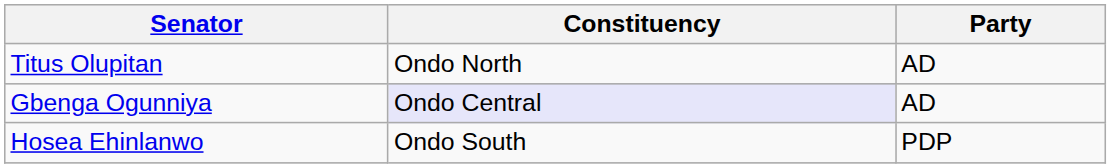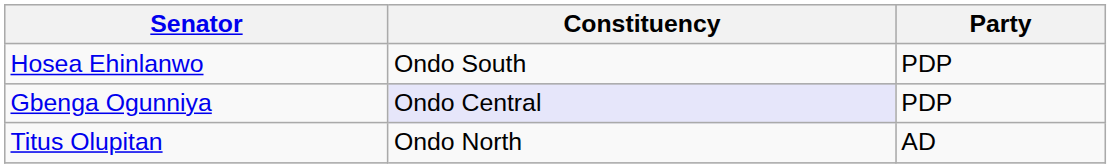rows swapped: (87, 63) <-> (107, 142)
(919, 102) AD -> (927, 102) PDP
